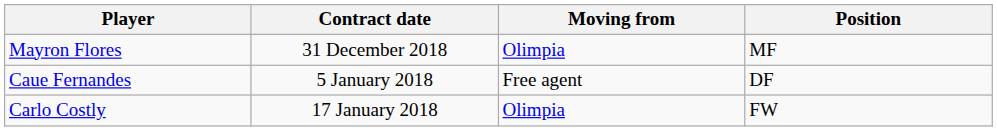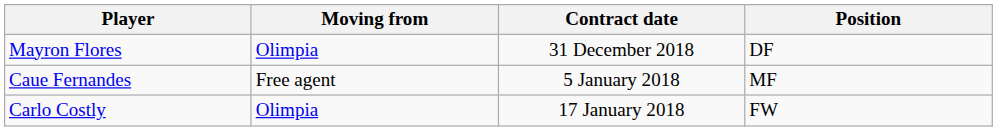columns swapped: (375, 19) <-> (622, 19)
(763, 49) MF -> (761, 49) DF
(761, 79) DF -> (763, 79) MF
